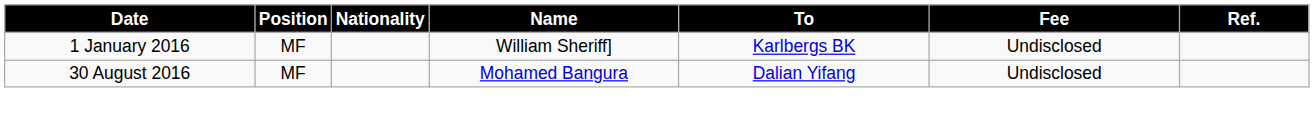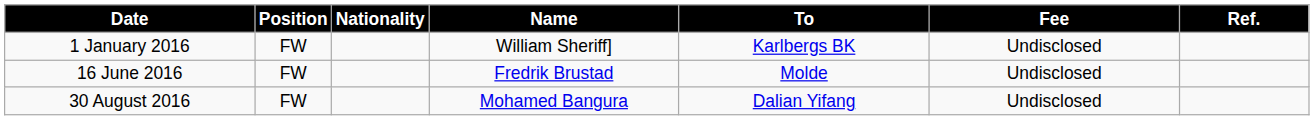(293, 46) MF -> (293, 46) FW
+ row: (130, 74)
(293, 74) MF -> (293, 101) FW
